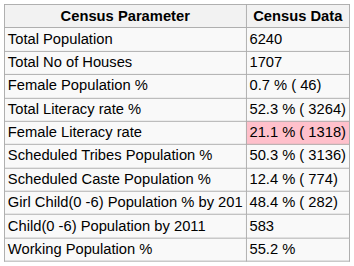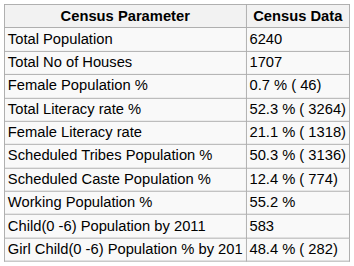(298, 132) pink background -> (298, 132) no background
rows swapped: (80, 249) <-> (125, 202)
